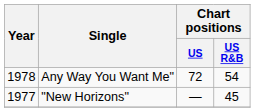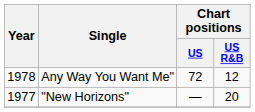(232, 77) 54 -> (232, 77) 12
(232, 97) 45 -> (232, 97) 20
